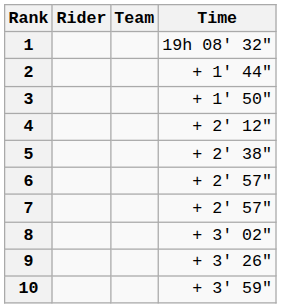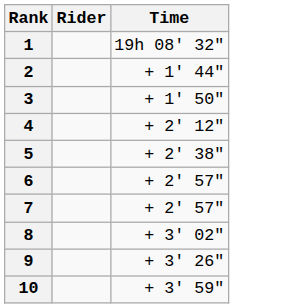- column: (134, 18)
